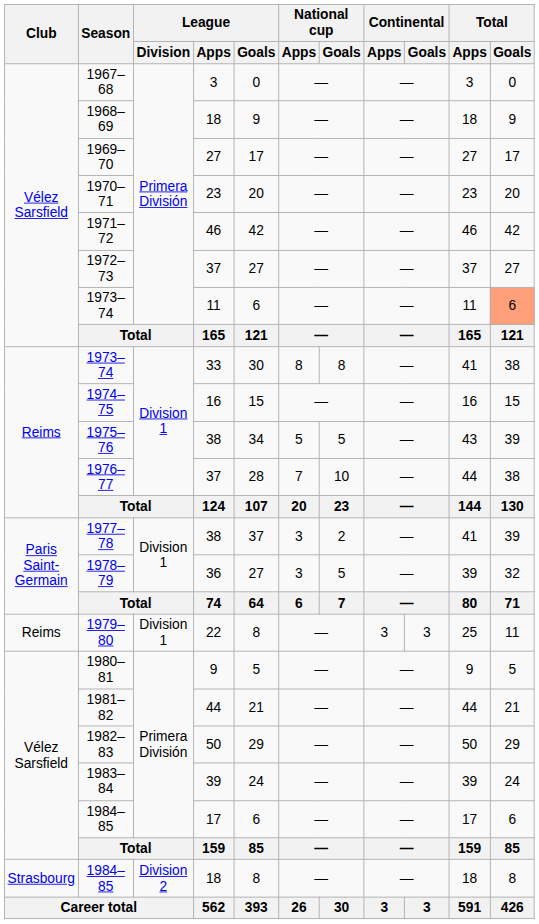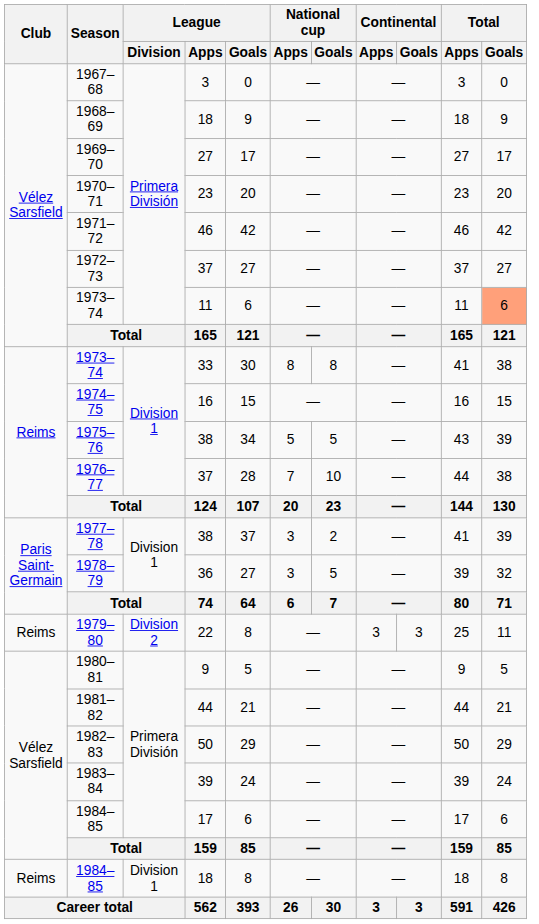(163, 632) Division 1 -> (154, 632) Division 2
(41, 878) Strasbourg -> (36, 878) Reims
(163, 878) Division 2 -> (154, 878) Division 1
